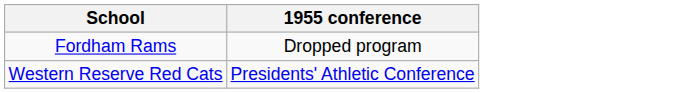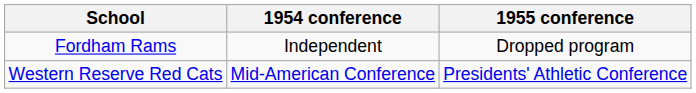+ column: (333, 18)
